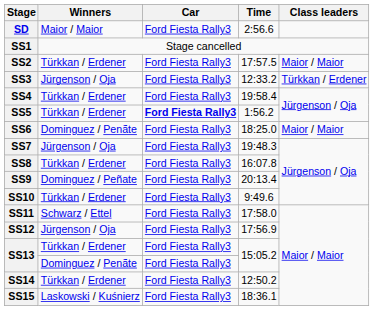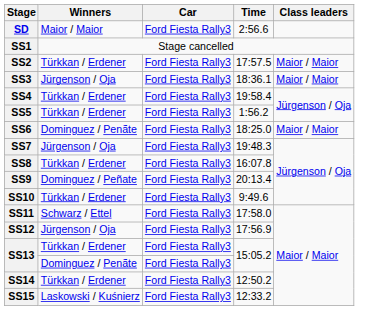(259, 79) 12:33.2 -> (254, 79) 18:36.1
(324, 79) Türkkan / Erdener -> (307, 79) Maior / Maior
(191, 113) bold -> (188, 113) normal
(259, 297) 18:36.1 -> (254, 297) 12:33.2
